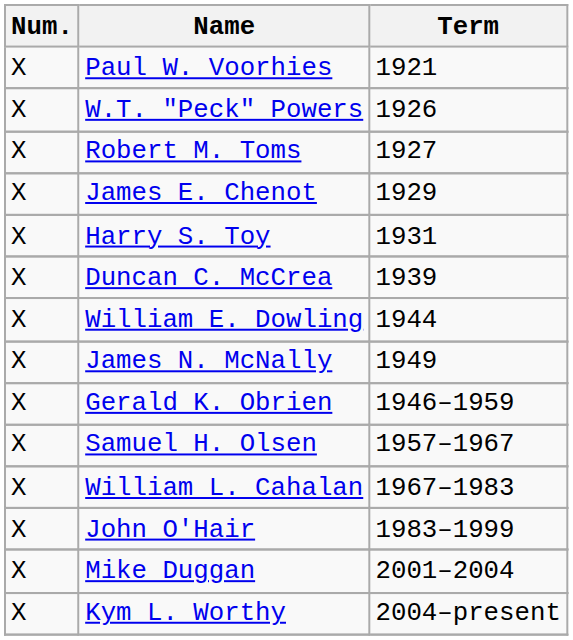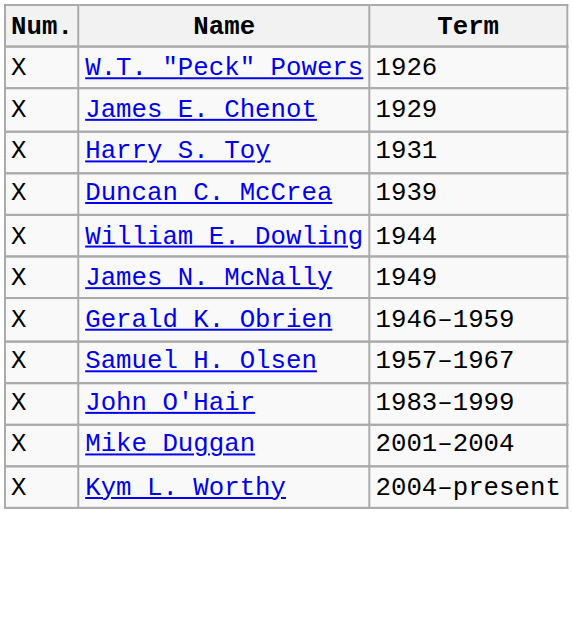- row: (209, 68)
- row: (193, 152)
- row: (224, 487)
